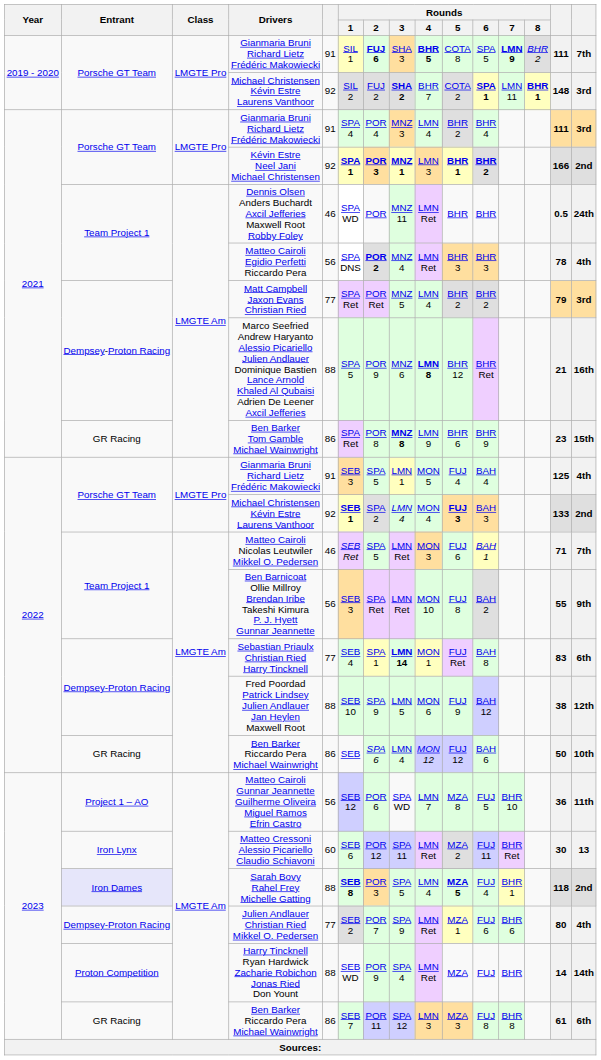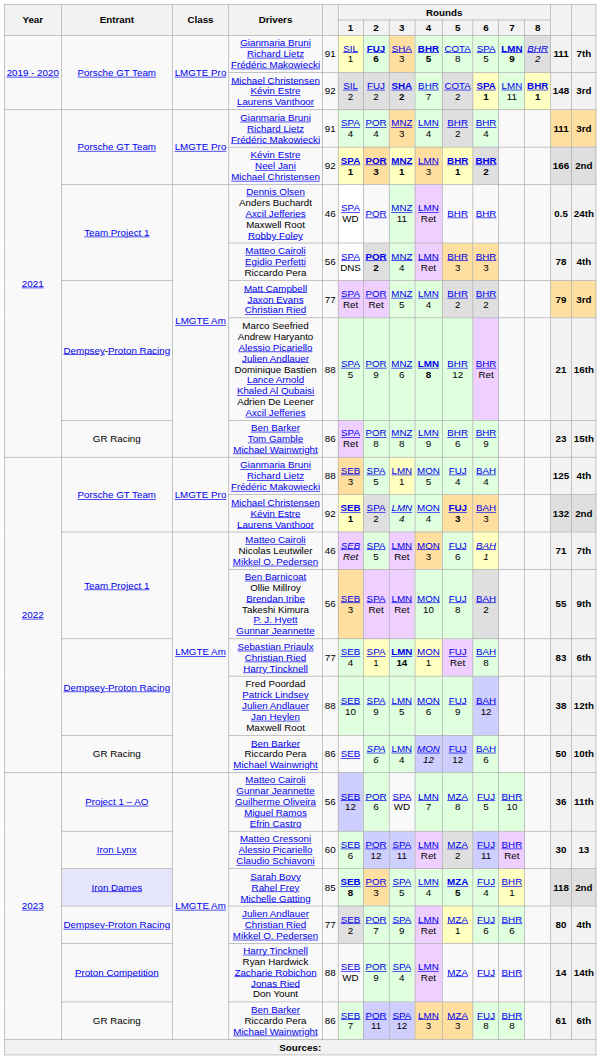(402, 439) bold -> (402, 439) normal
(330, 476) 91 -> (330, 476) 88
(561, 514) 133 -> (561, 514) 132
(330, 888) 88 -> (330, 888) 85
